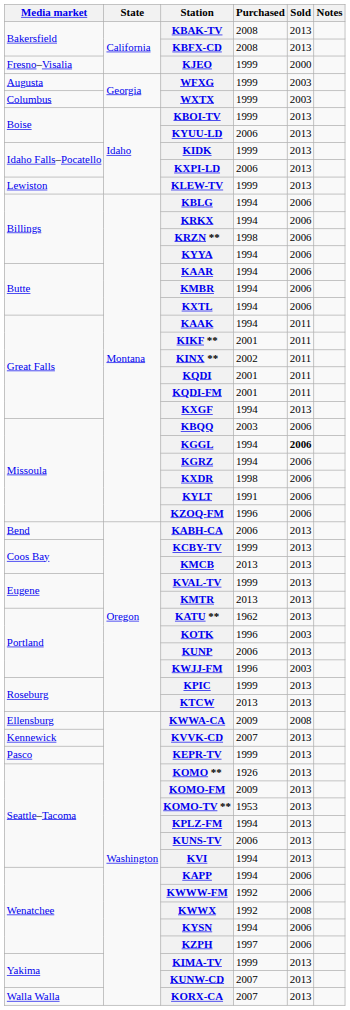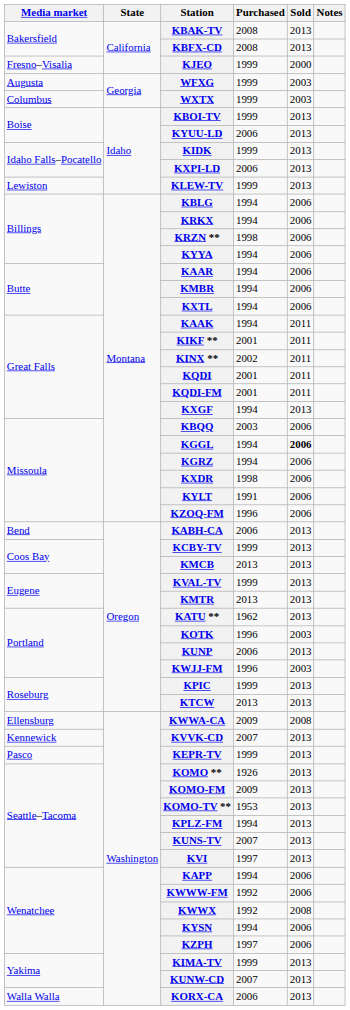(247, 841) 2006 -> (247, 841) 2007
(247, 858) 1994 -> (247, 858) 1997
(247, 996) 2007 -> (247, 996) 2006
